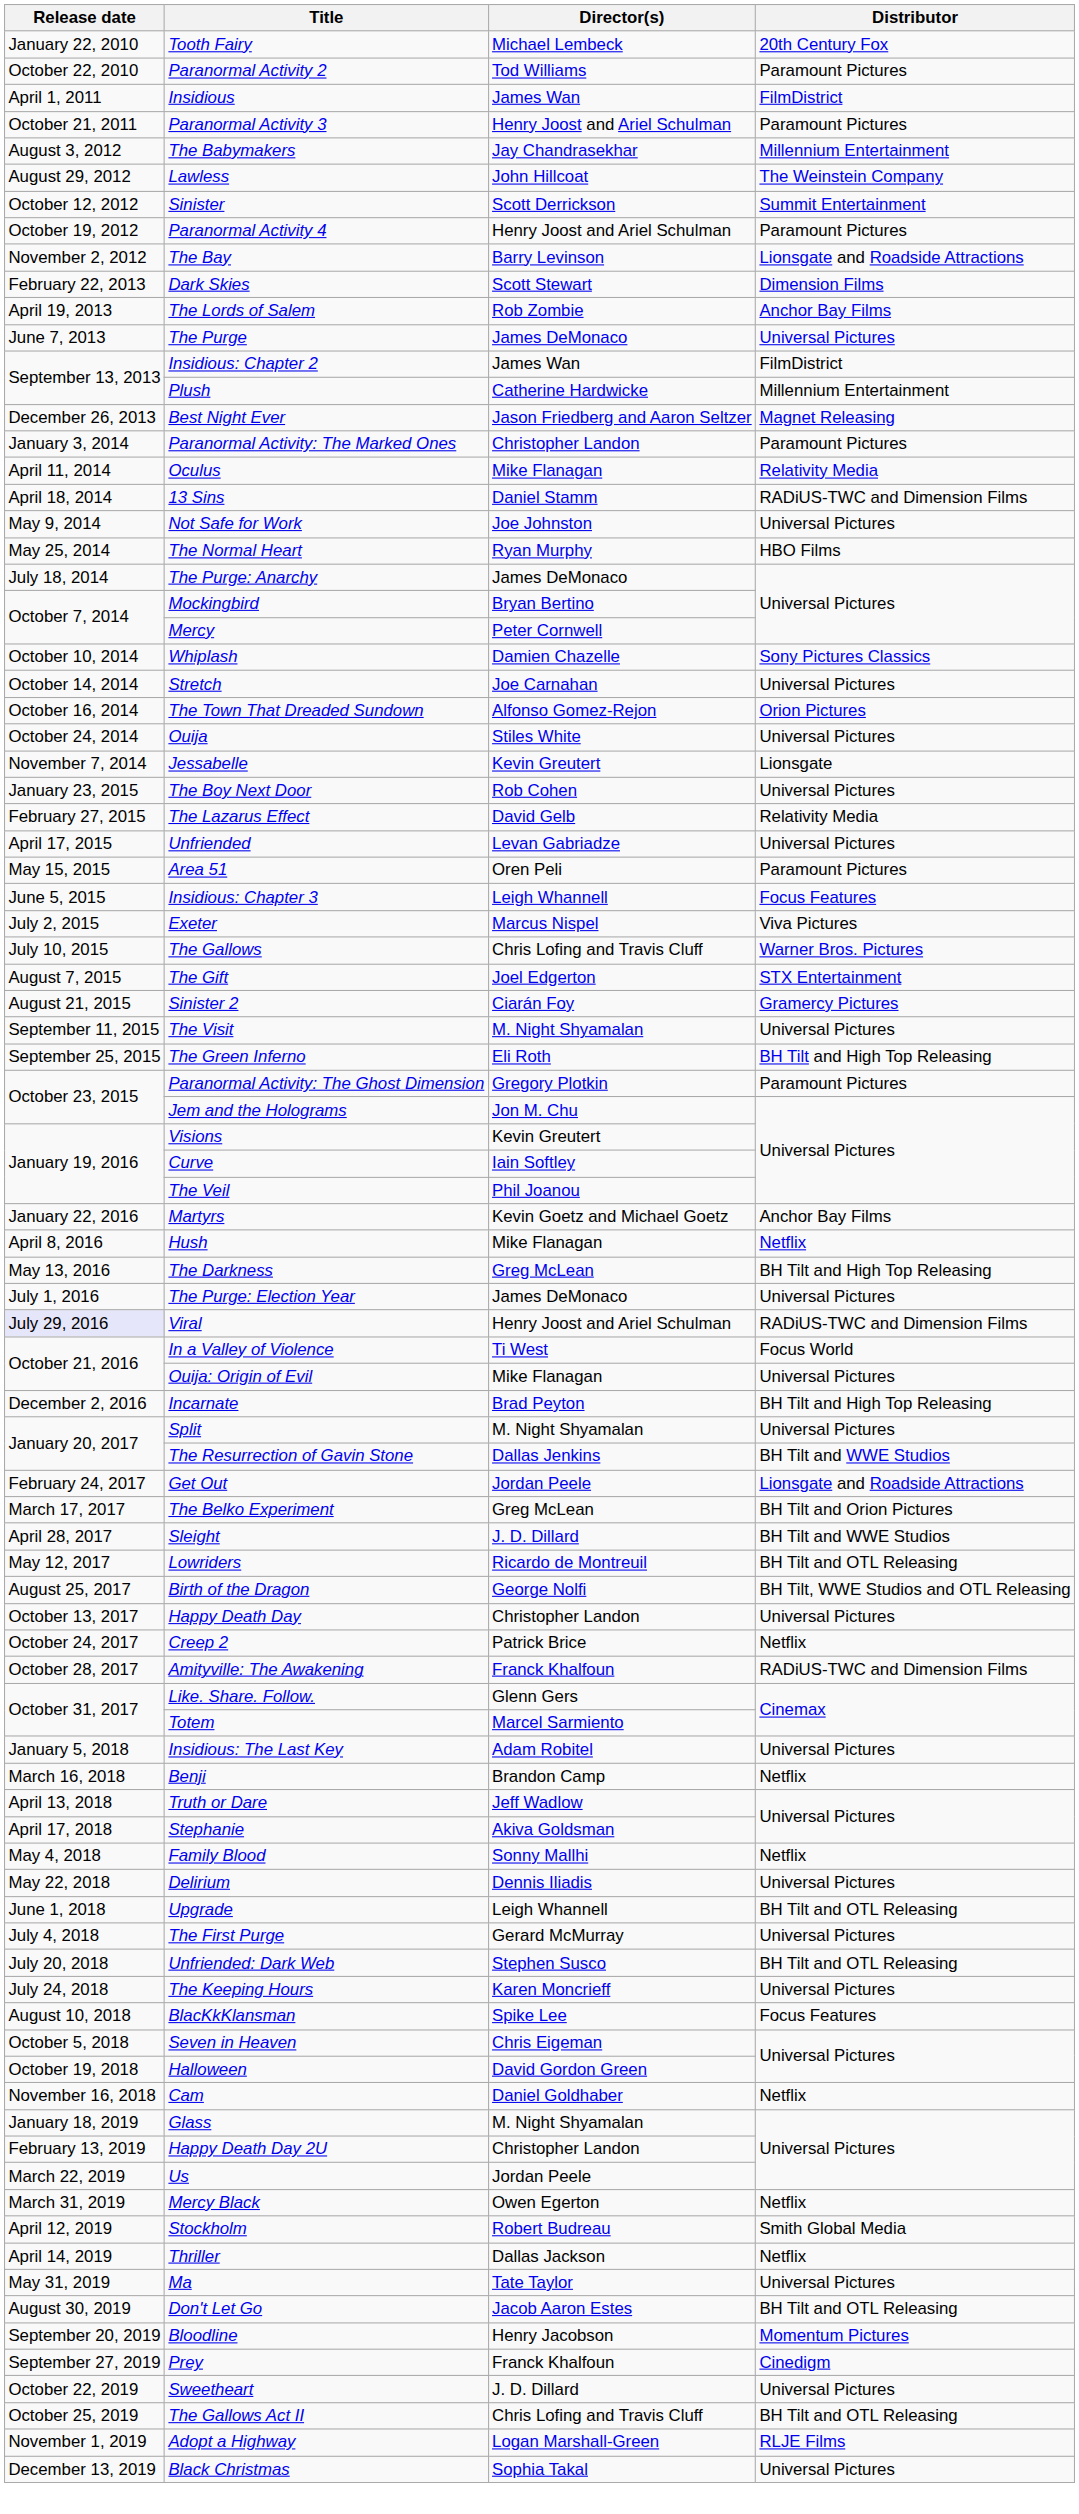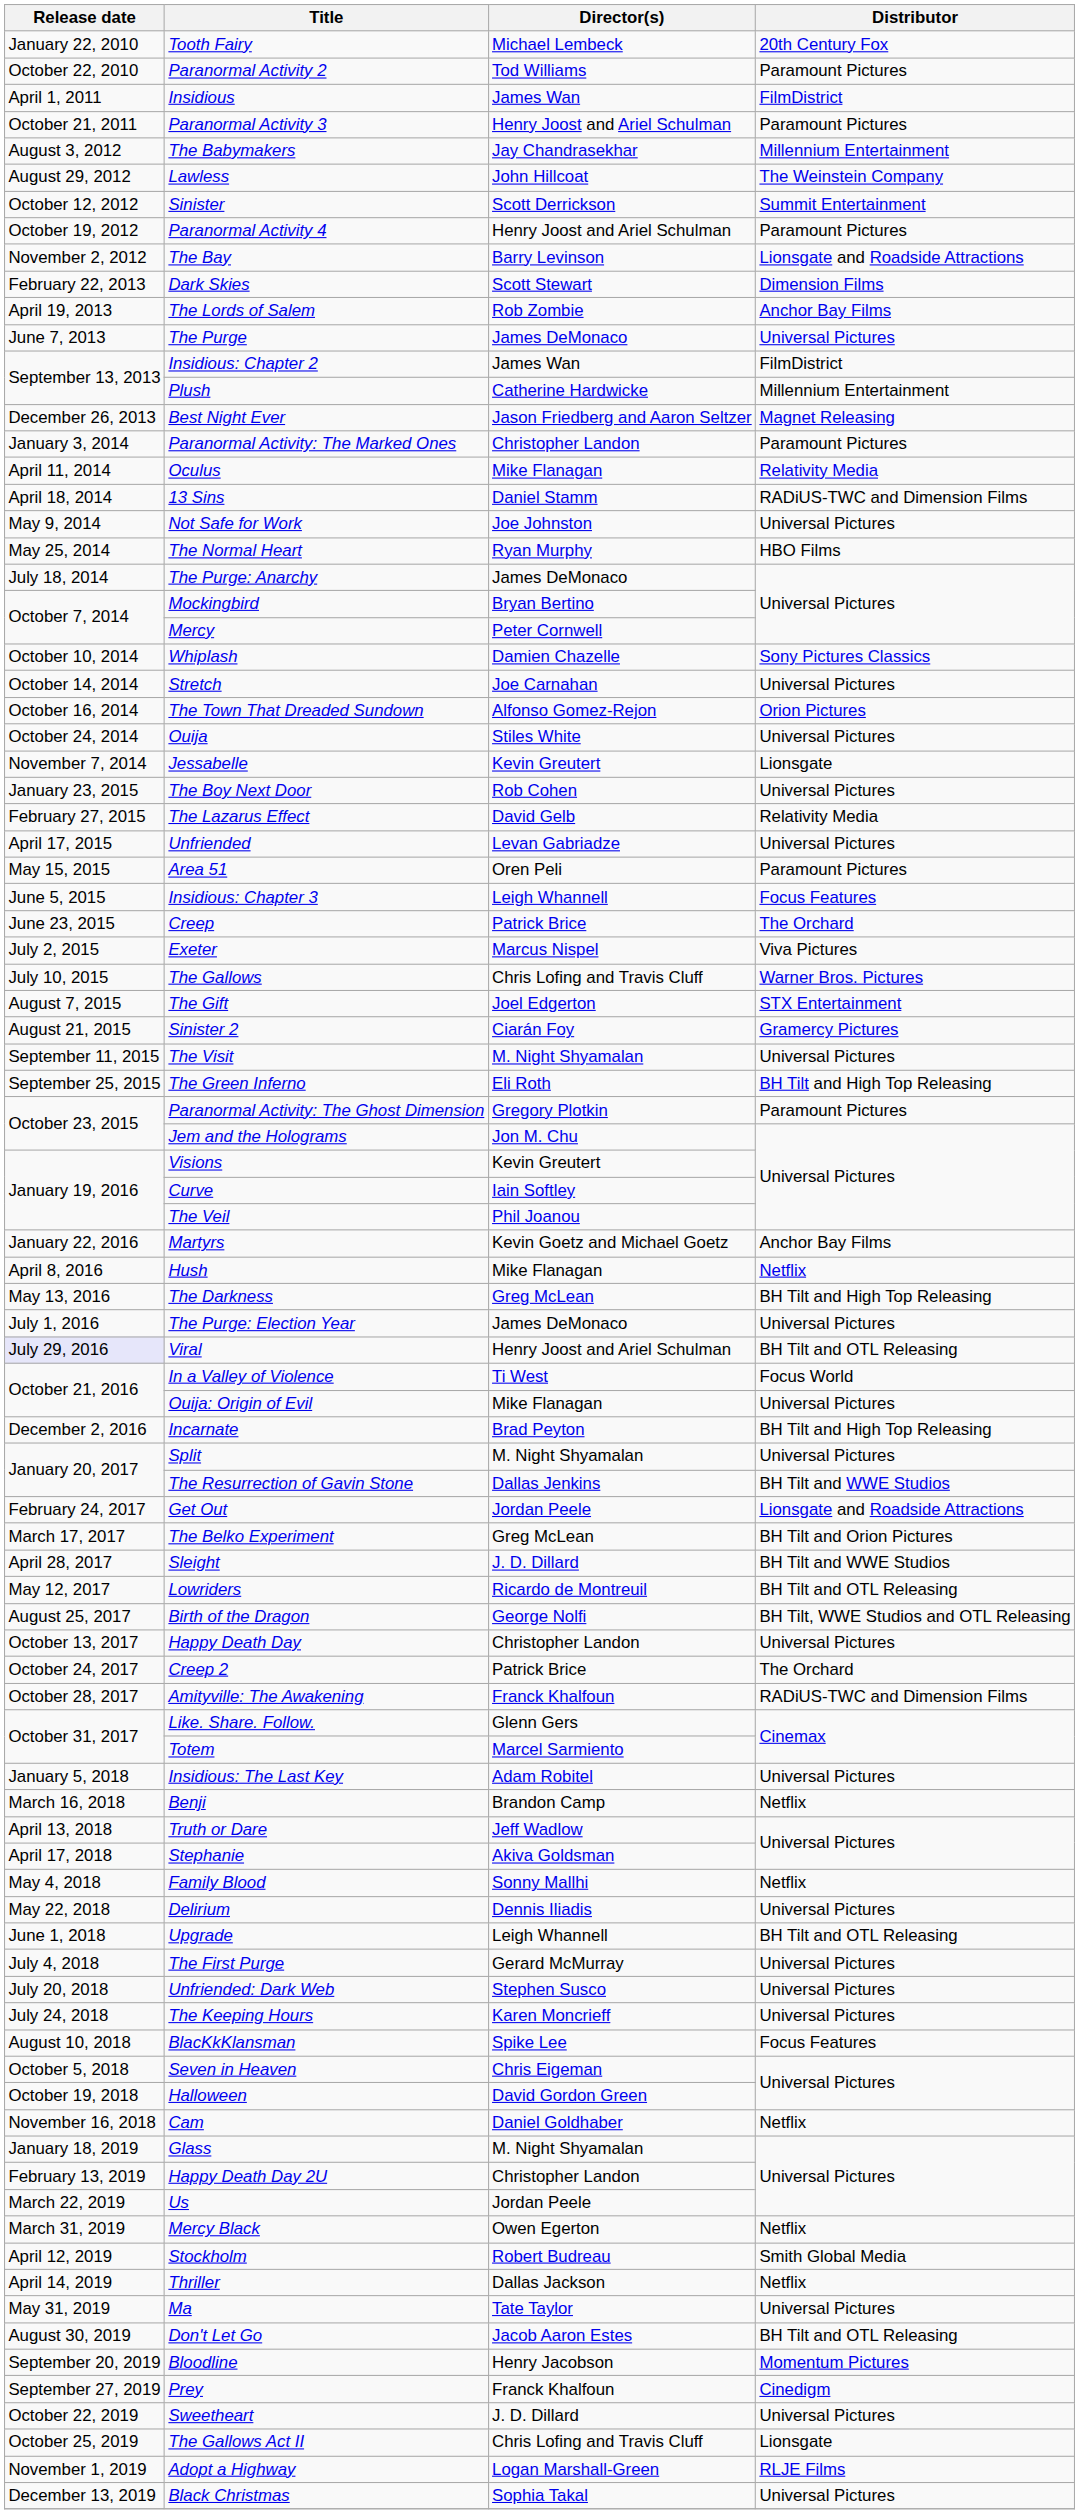+ row: (191, 923)
(893, 1323) RADiUS-TWC and Dimension Films -> (859, 1350) BH Tilt and OTL Releasing
(783, 1643) Netflix -> (807, 1669) The Orchard
(859, 1962) BH Tilt and OTL Releasing -> (827, 1989) Universal Pictures
(859, 2415) BH Tilt and OTL Releasing -> (796, 2442) Lionsgate
